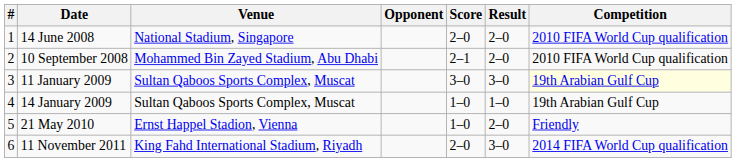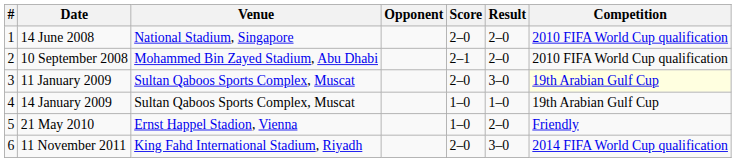(460, 80) 3–0 -> (460, 80) 2–0
